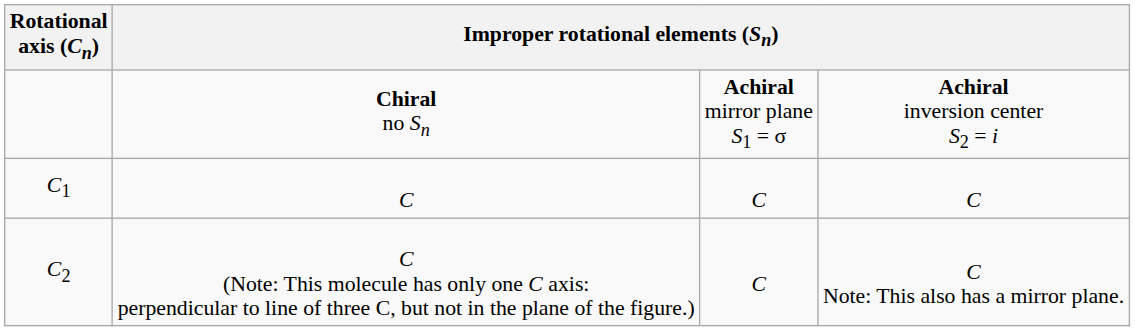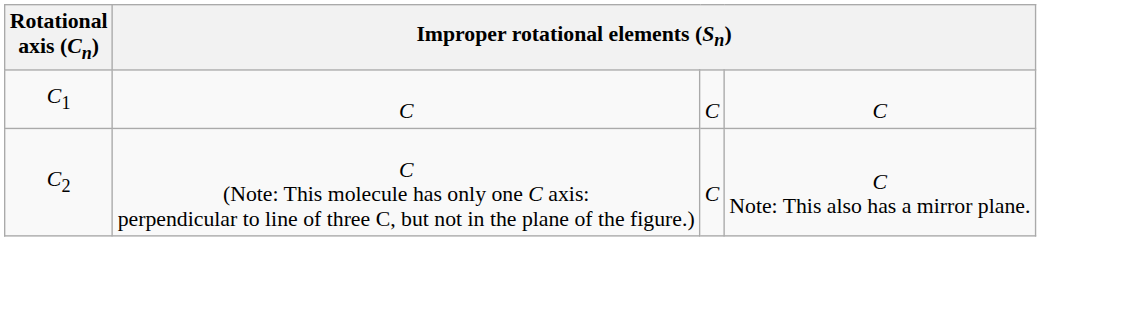- row: (406, 113)
